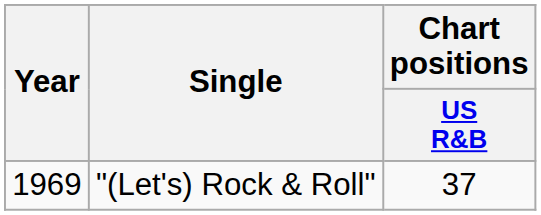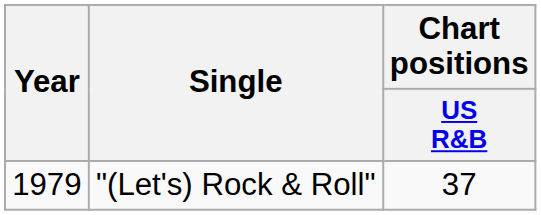(47, 184) 1969 -> (47, 184) 1979
